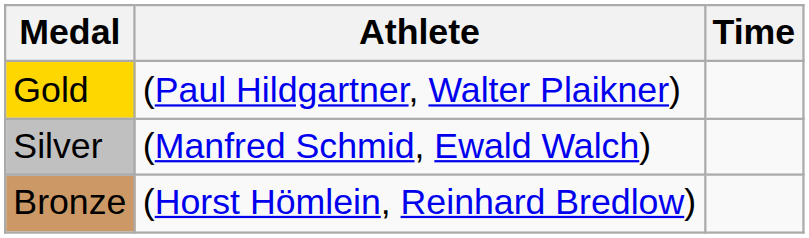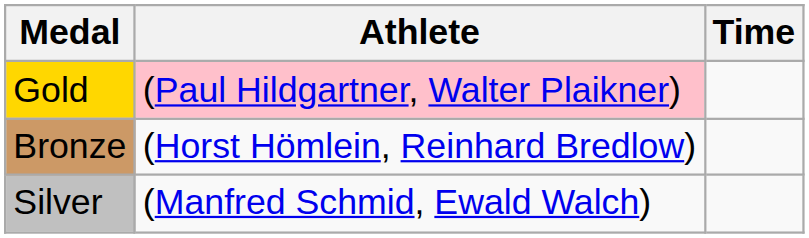(412, 89) no background -> (412, 89) pink background
rows swapped: (58, 145) <-> (70, 202)
